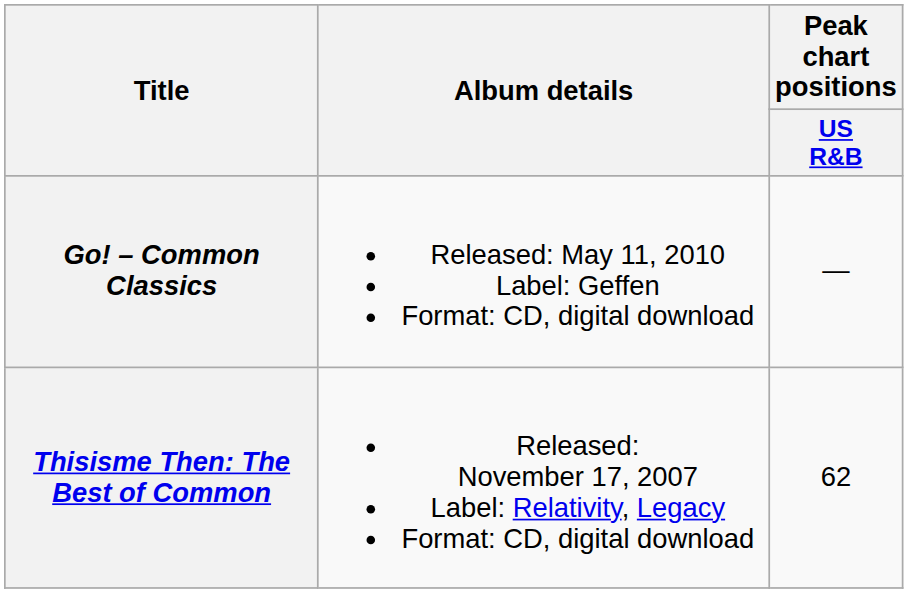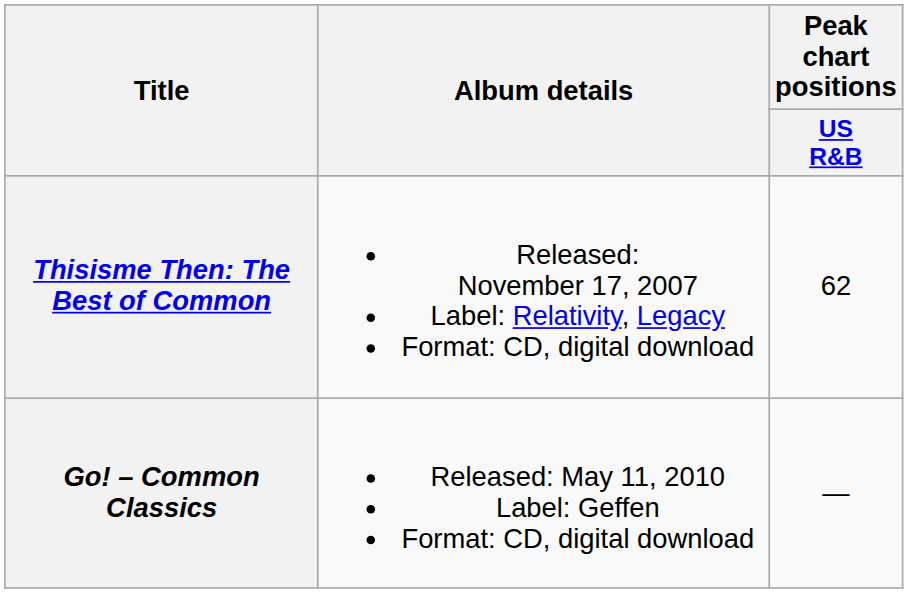rows swapped: (162, 476) <-> (162, 270)
